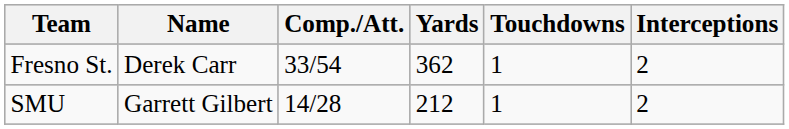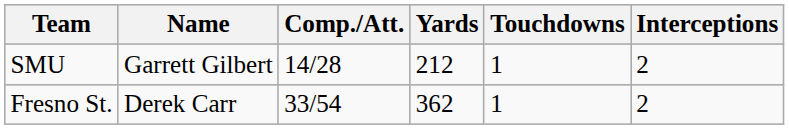rows swapped: (62, 64) <-> (38, 104)
